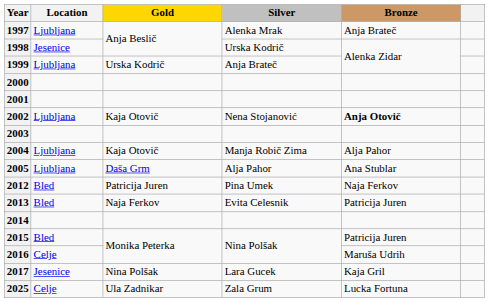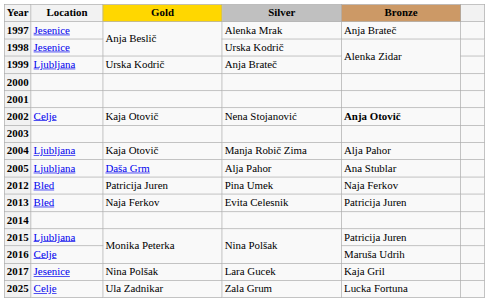(54, 30) Ljubljana -> (52, 30) Jesenice
(54, 116) Ljubljana -> (45, 116) Celje
(44, 237) Bled -> (54, 237) Ljubljana
